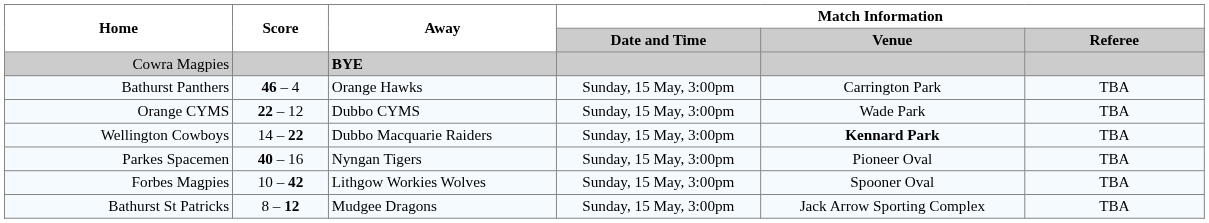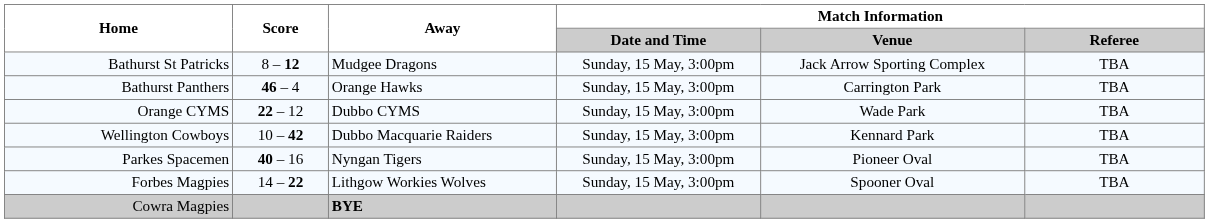rows swapped: (169, 206) <-> (181, 63)
(280, 135) 14 – 22 -> (280, 135) 10 – 42
(892, 135) bold -> (892, 135) normal
(280, 182) 10 – 42 -> (280, 182) 14 – 22
